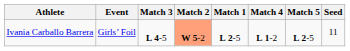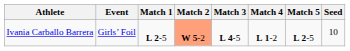columns swapped: (230, 12) <-> (156, 12)
(333, 33) 11 -> (333, 33) 10
